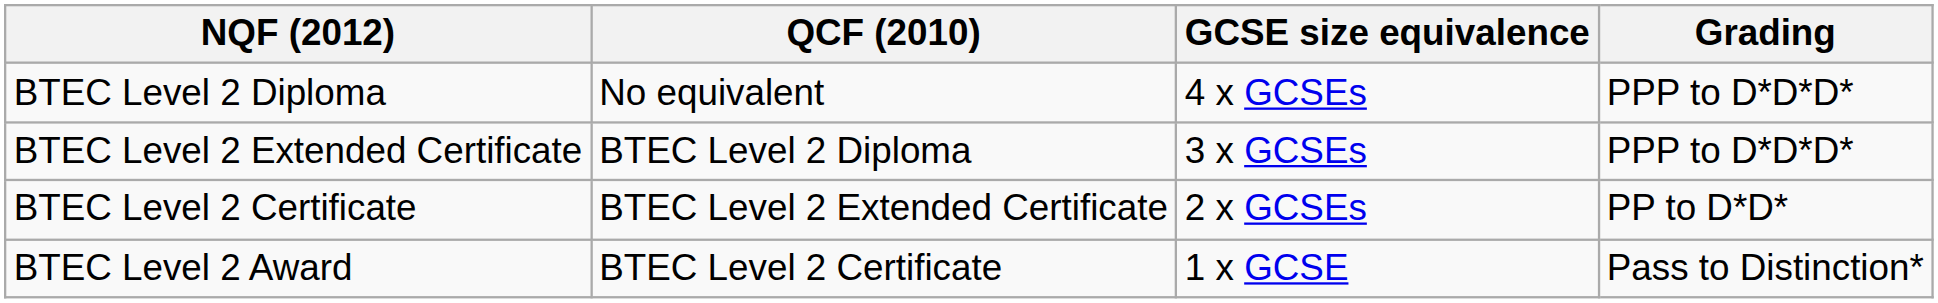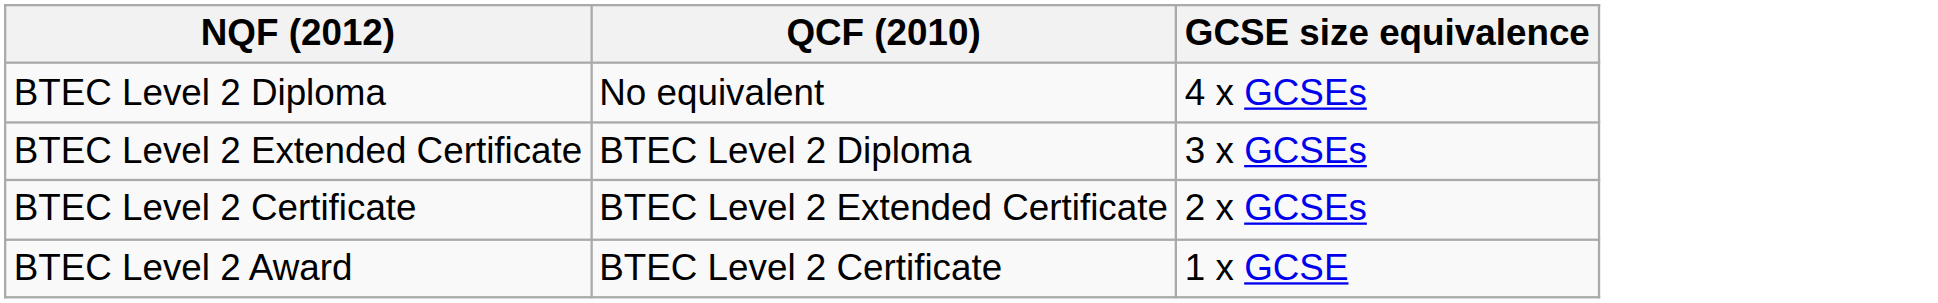- column: (1765, 33)
